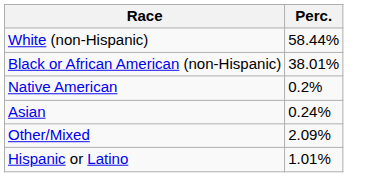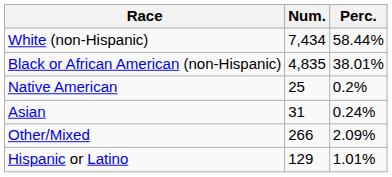+ column: (307, 16)
